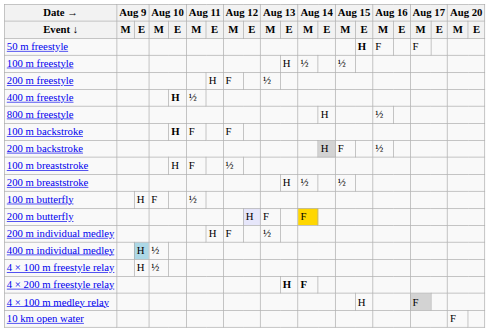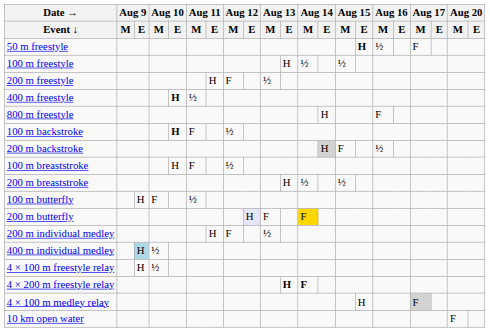(378, 47) F -> (379, 47) ½
(379, 115) ½ -> (378, 115) F
(229, 132) F -> (230, 132) ½
